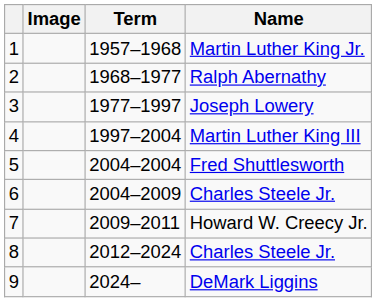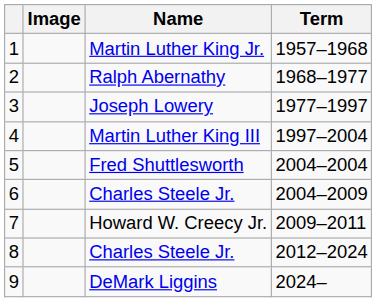columns swapped: (279, 19) <-> (135, 19)
